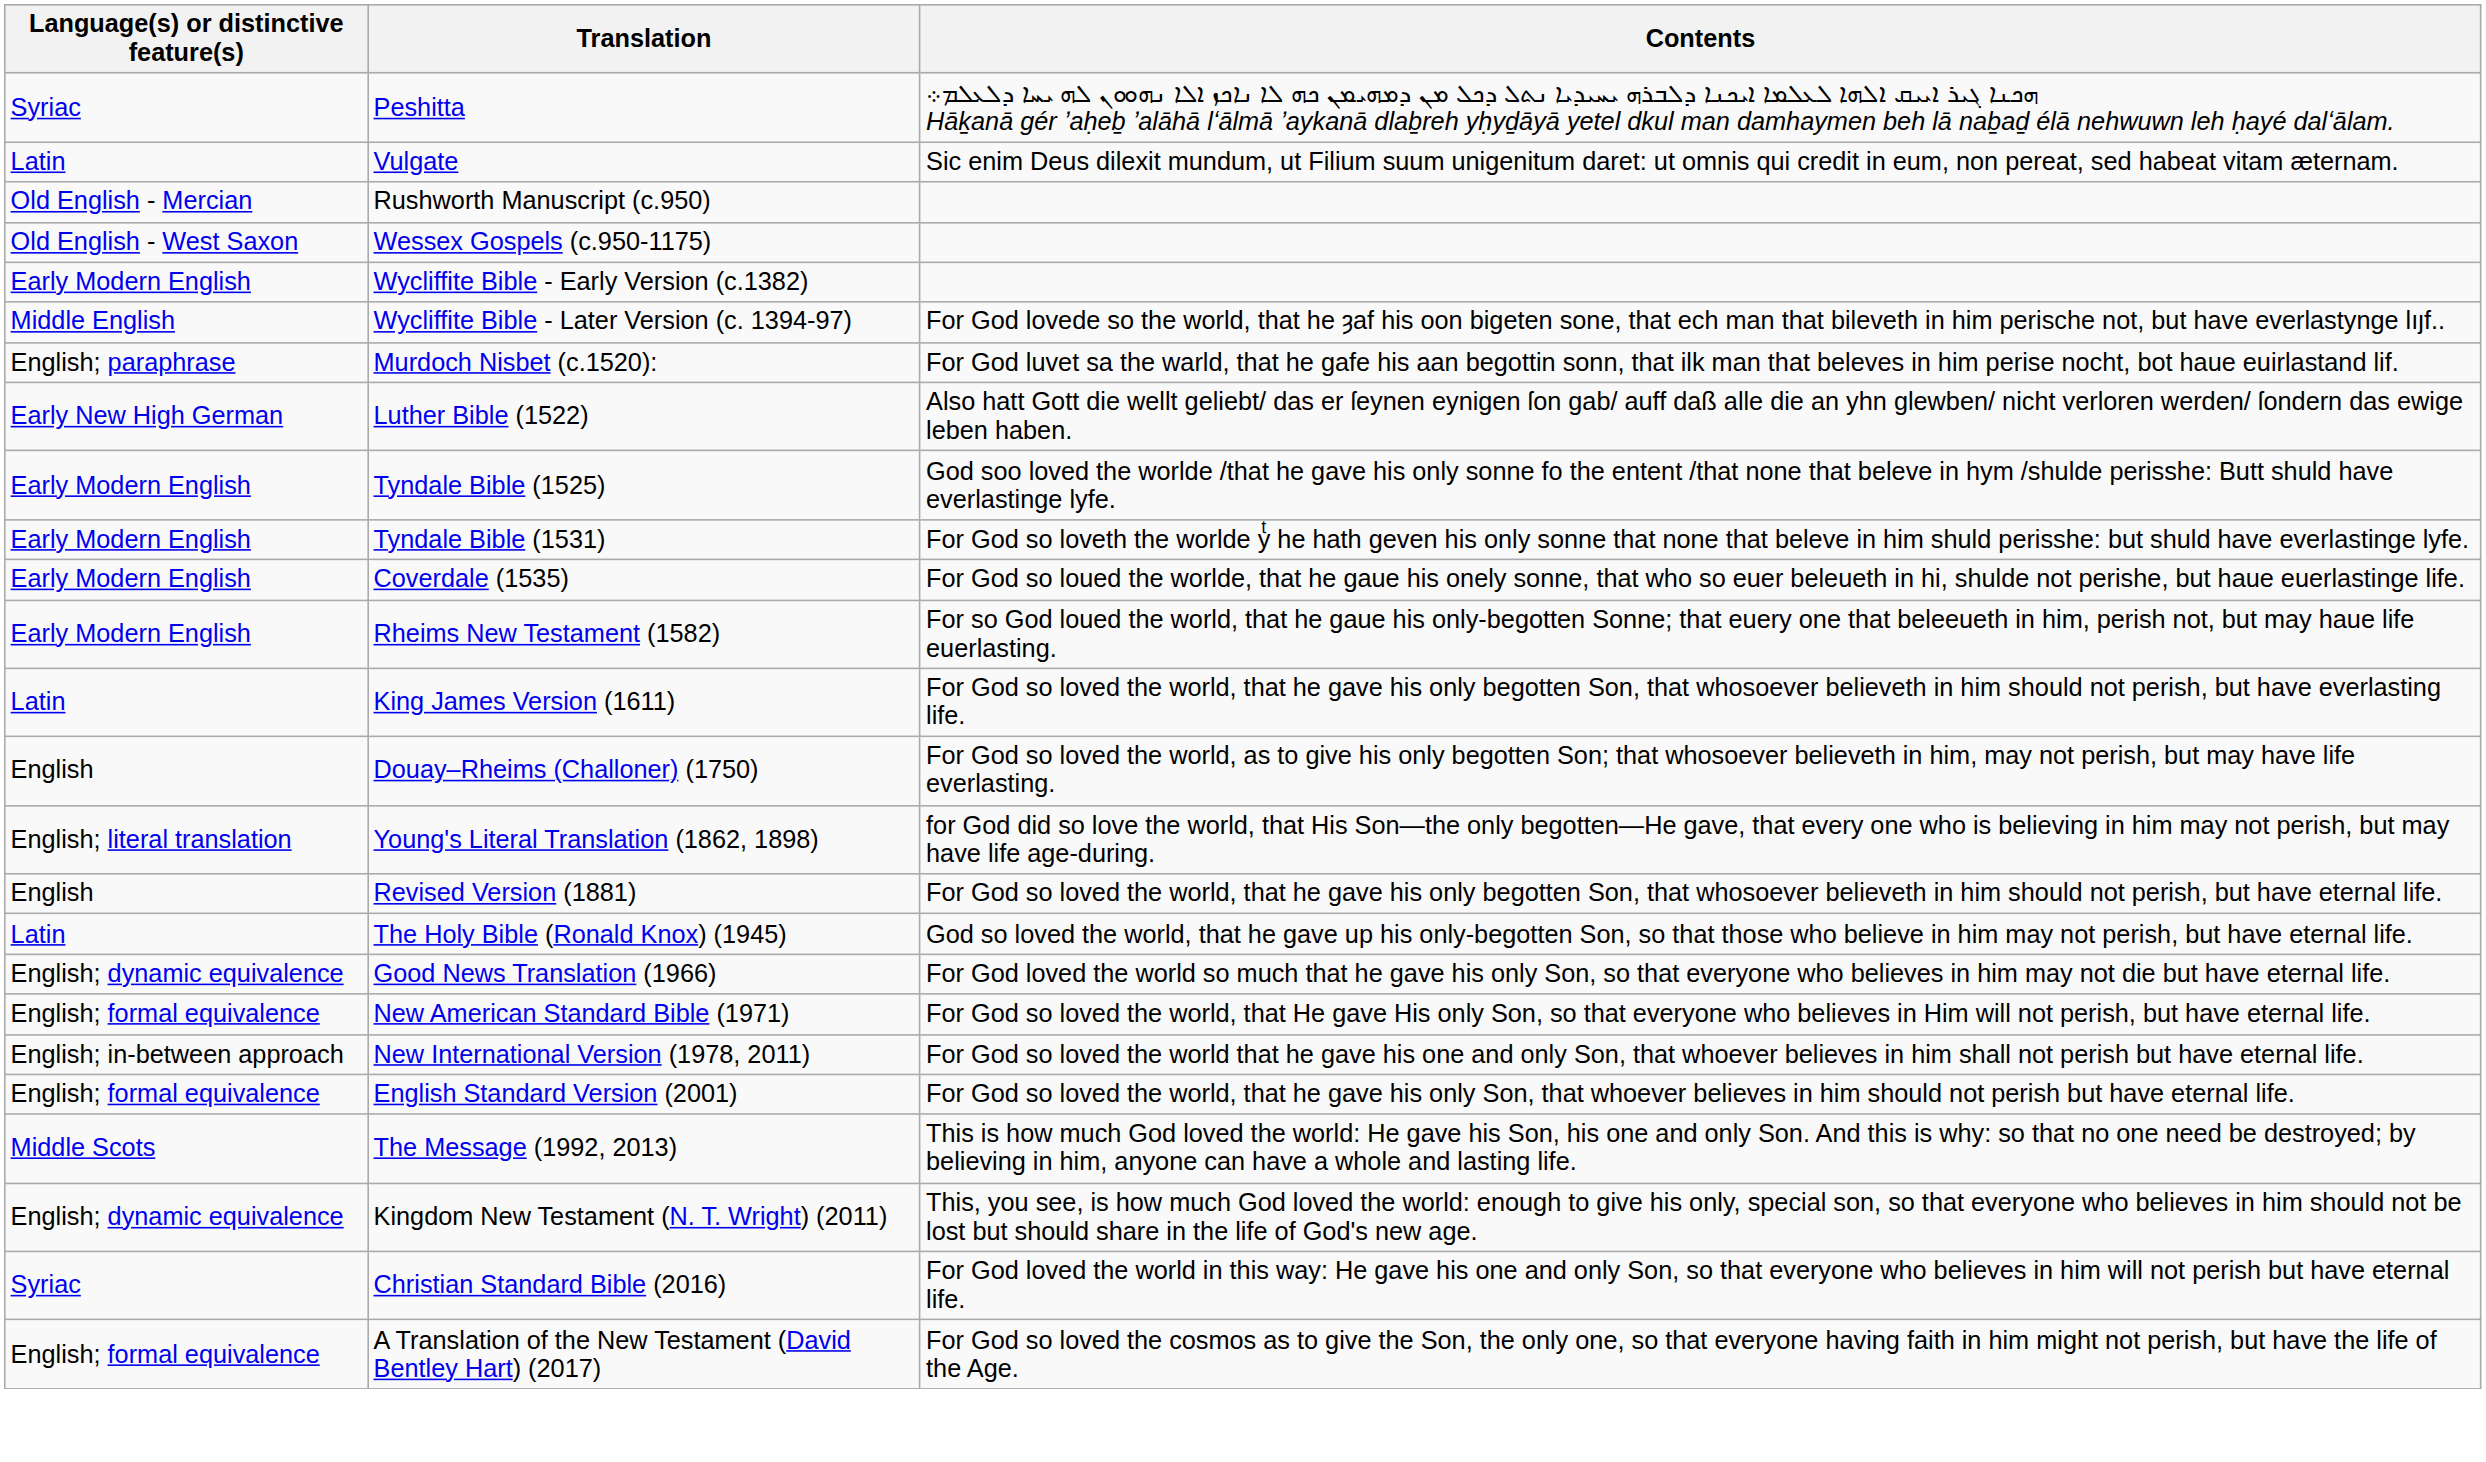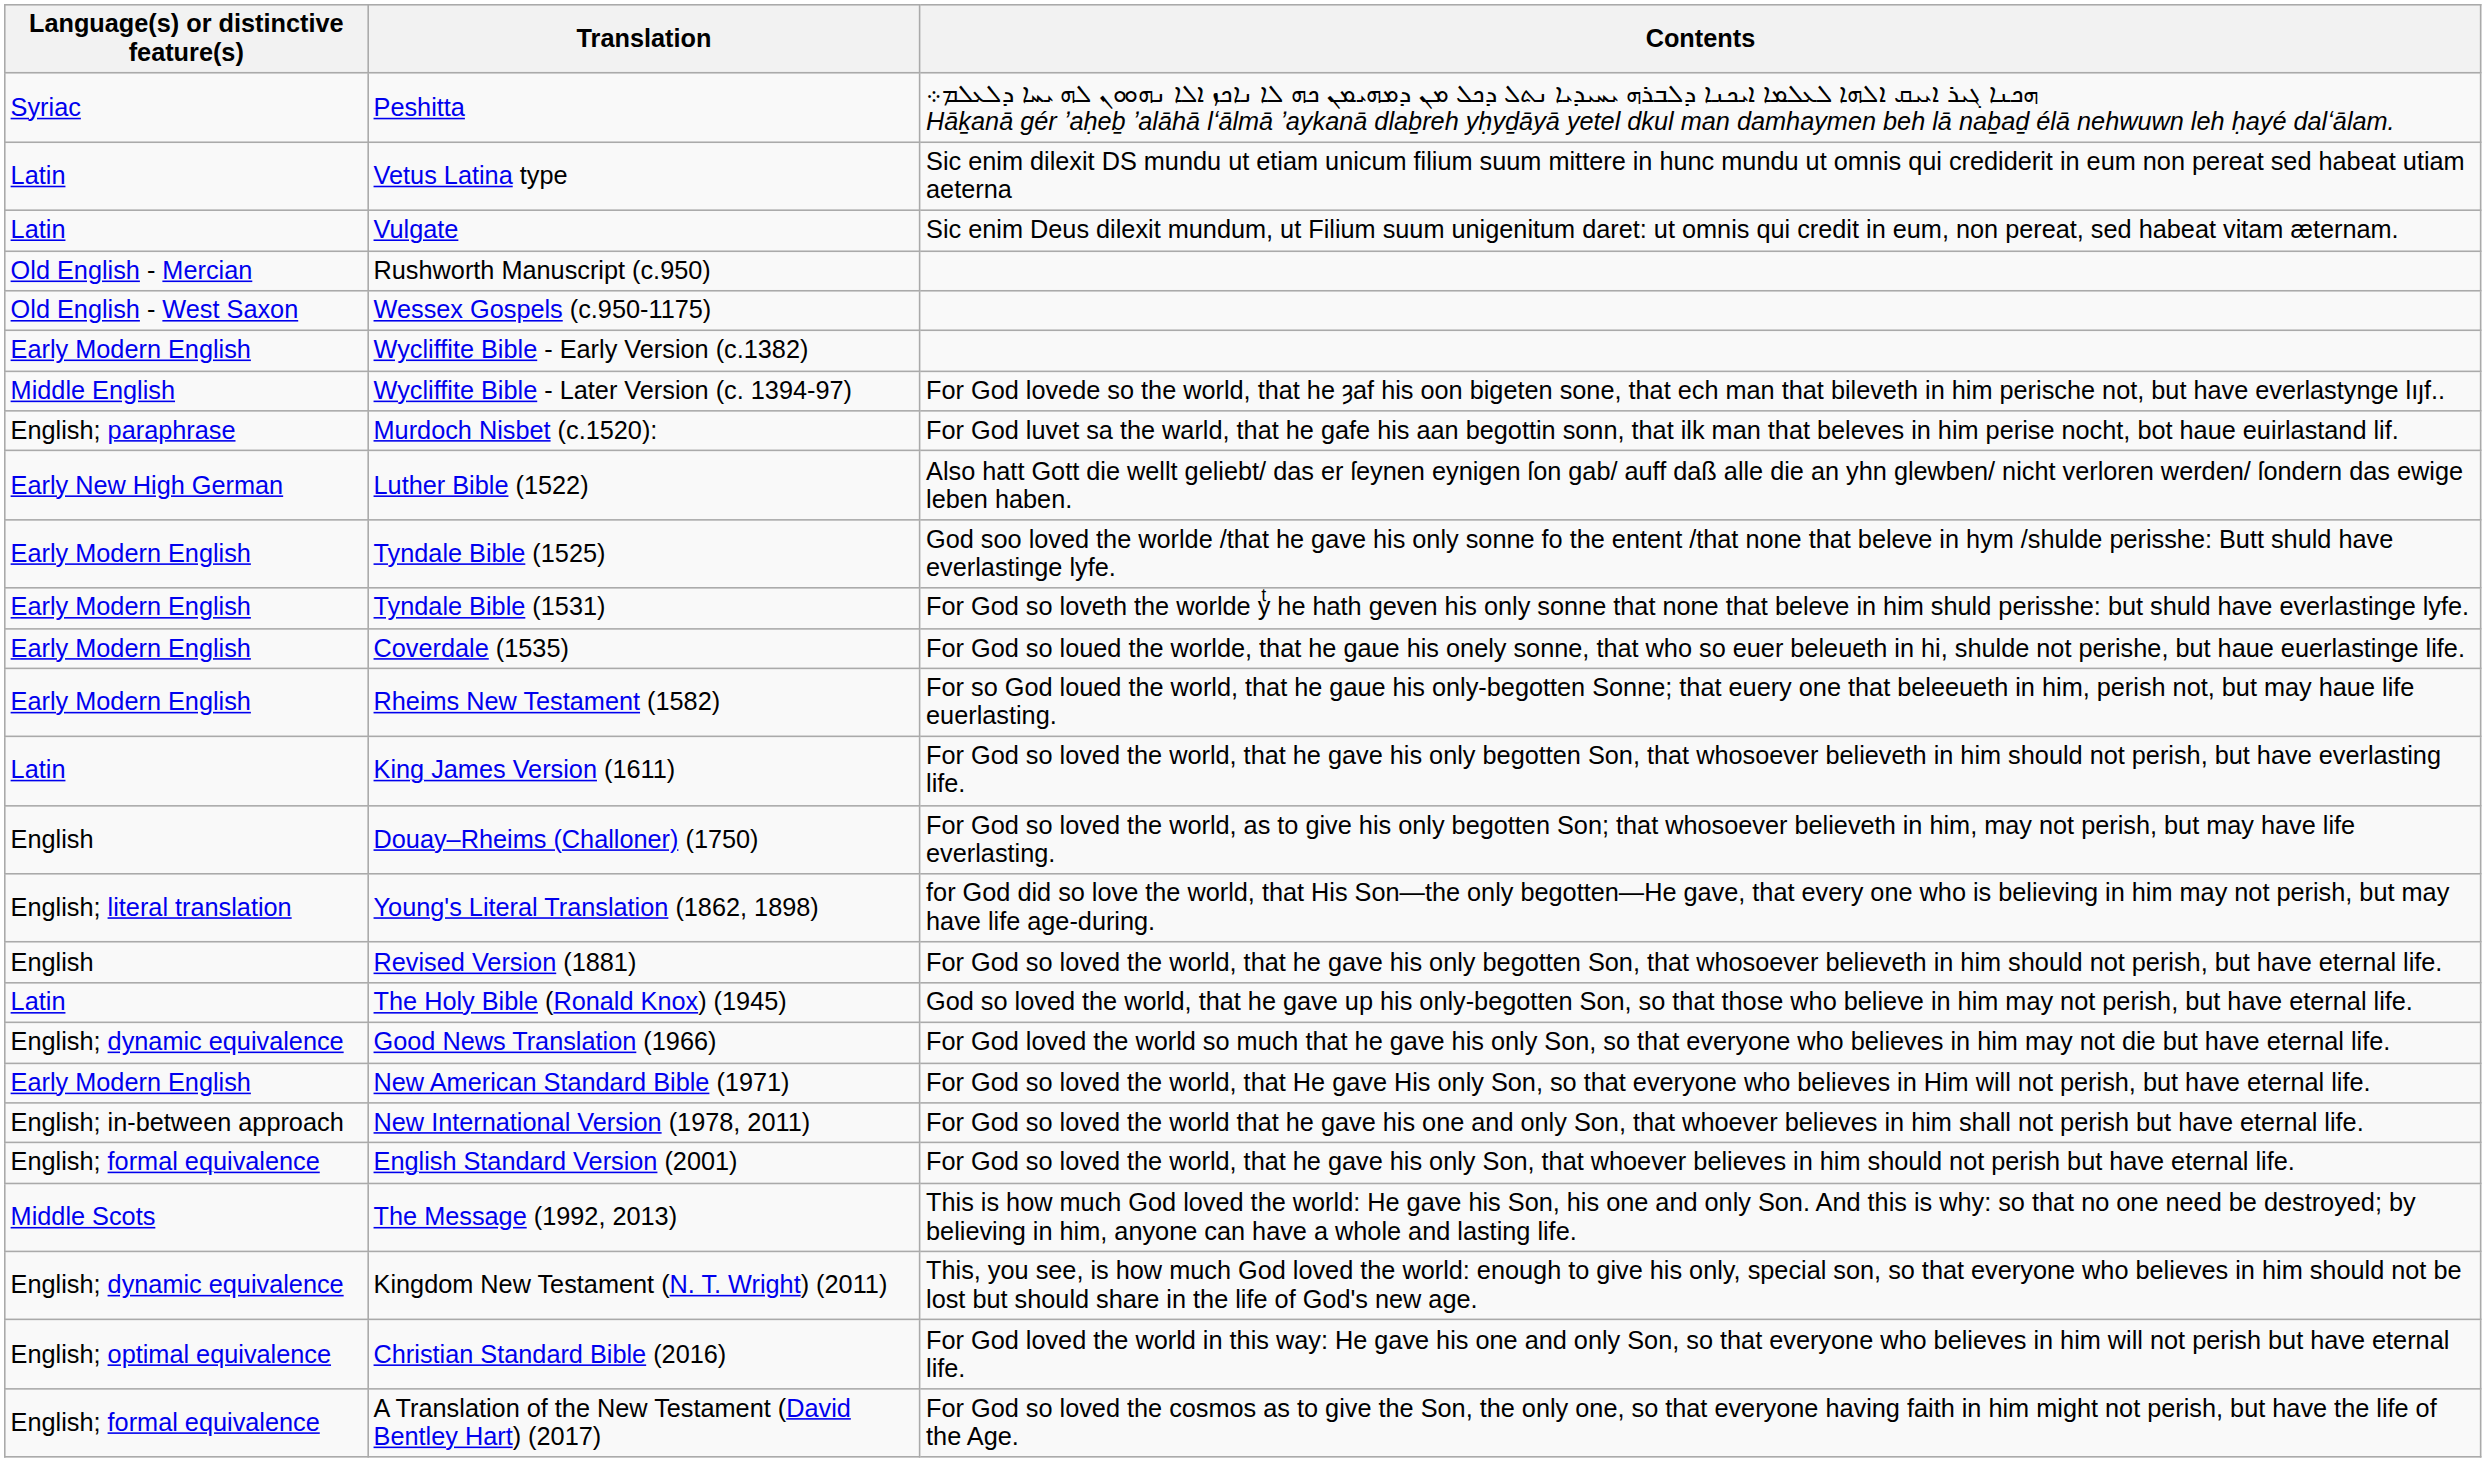+ row: (471, 175)
(165, 1013) English; formal equivalence -> (131, 1082) Early Modern English
(46, 1285) Syriac -> (171, 1353) English; optimal equivalence
